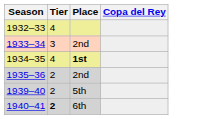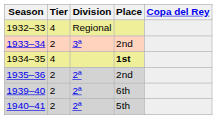+ column: (92, 12)
(53, 43) 3 -> (53, 43) 2
(79, 91) 5th -> (123, 91) 6th
(53, 106) bold -> (53, 106) normal
(79, 106) 6th -> (123, 106) 5th
